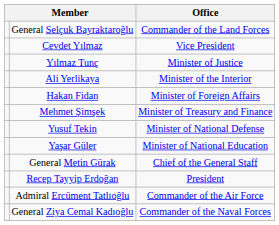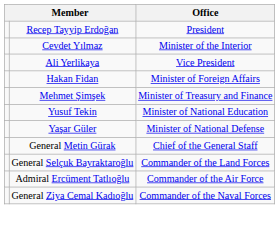rows swapped: (72, 179) <-> (72, 29)
(205, 46) Vice President -> (205, 46) Minister of the Interior
- row: (72, 63)
(205, 79) Minister of the Interior -> (205, 63) Vice President
(205, 129) Minister of National Defense -> (205, 112) Minister of National Education
(205, 146) Minister of National Education -> (205, 129) Minister of National Defense
